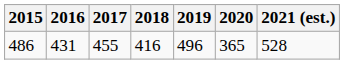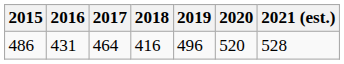(106, 45) 455 -> (106, 45) 464
(232, 45) 365 -> (232, 45) 520
